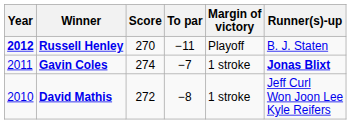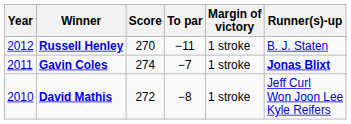(20, 46) bold -> (20, 46) normal
(226, 46) Playoff -> (229, 46) 1 stroke
